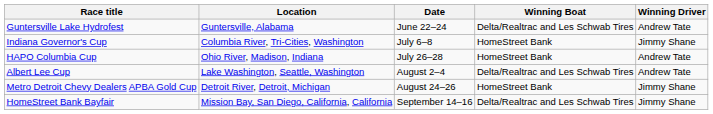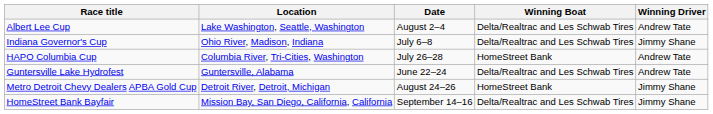rows swapped: (65, 26) <-> (38, 71)
(282, 41) Columbia River, Tri-Cities, Washington -> (262, 41) Ohio River, Madison, Indiana
(515, 41) HomeStreet Bank -> (555, 41) Delta/Realtrac and Les Schwab Tires
(262, 56) Ohio River, Madison, Indiana -> (282, 56) Columbia River, Tri-Cities, Washington
